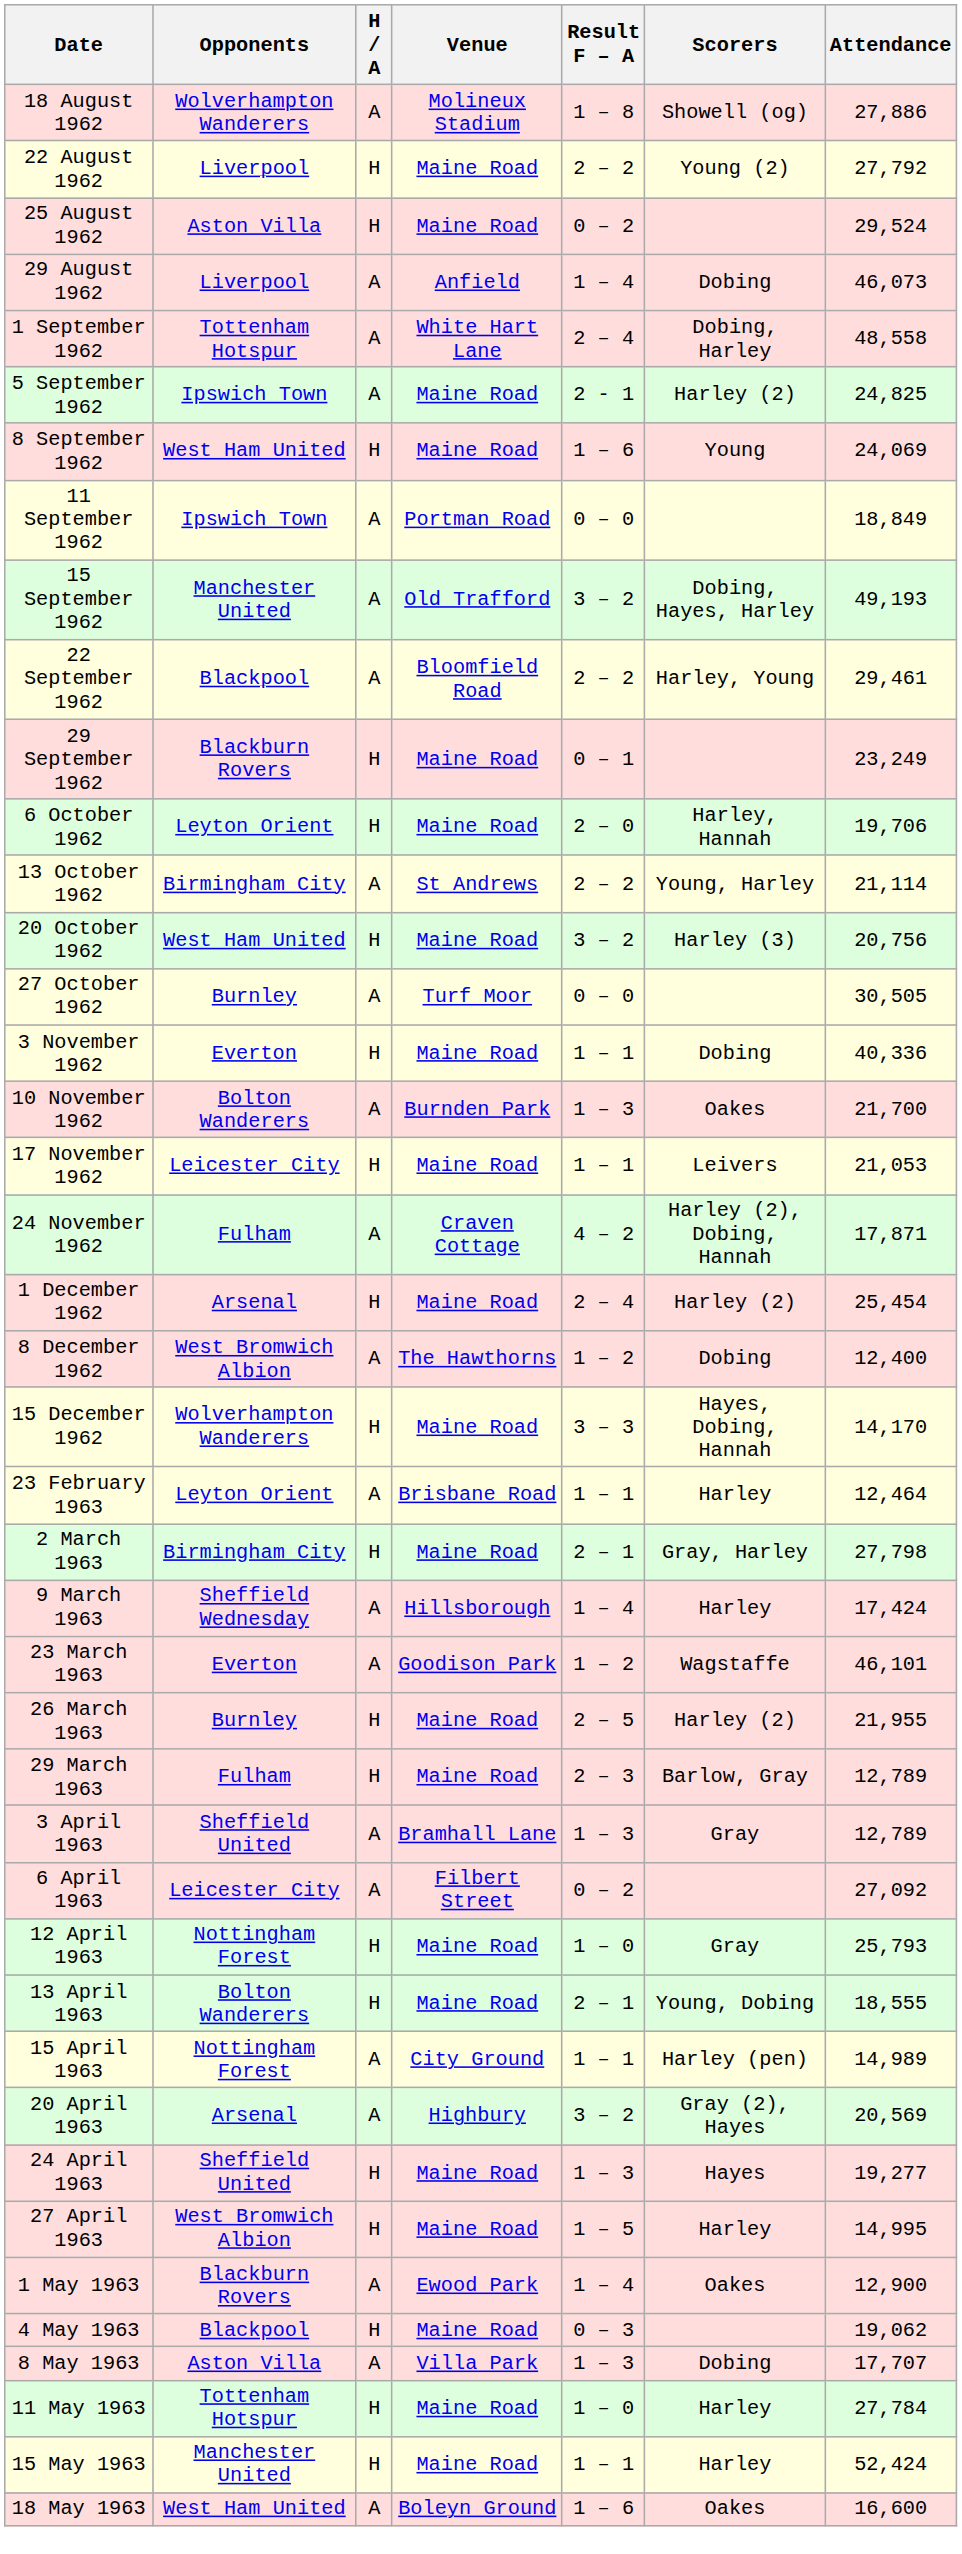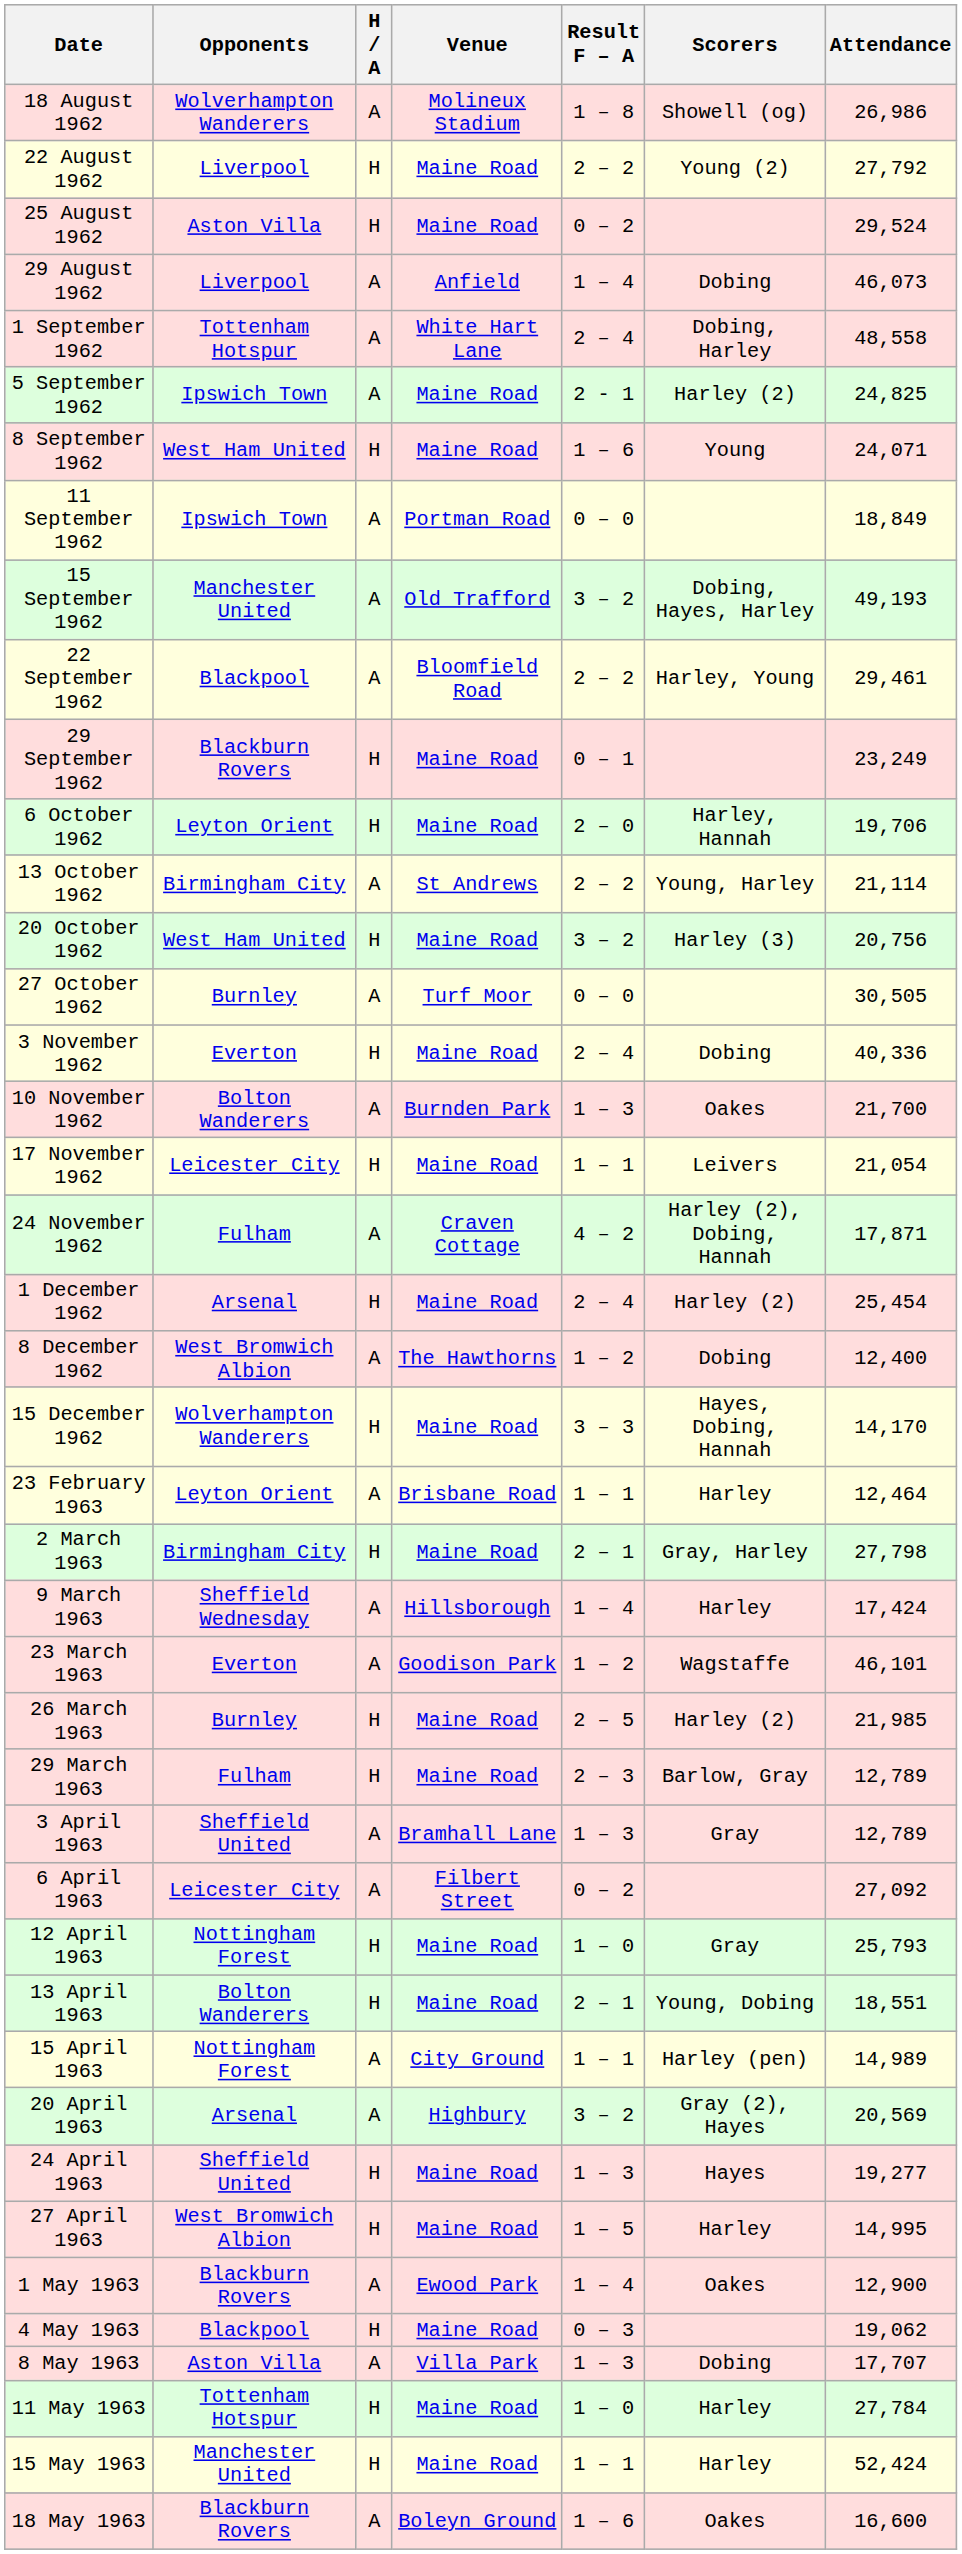(891, 113) 27,886 -> (891, 113) 26,986
(891, 452) 24,069 -> (891, 452) 24,071
(604, 1053) 1 – 1 -> (604, 1053) 2 – 4
(891, 1166) 21,053 -> (891, 1166) 21,054
(891, 1721) 21,955 -> (891, 1721) 21,985
(891, 2003) 18,555 -> (891, 2003) 18,551
(254, 2509) West Ham United -> (254, 2521) Blackburn Rovers
